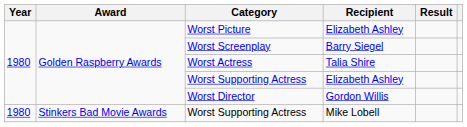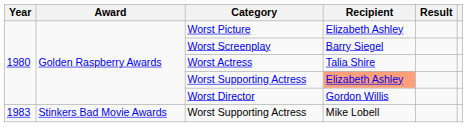(365, 79) no background -> (365, 79) lightsalmon background
(19, 113) 1980 -> (19, 113) 1983
